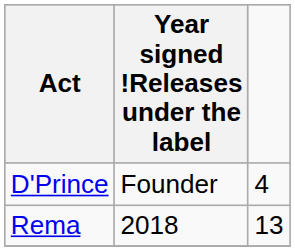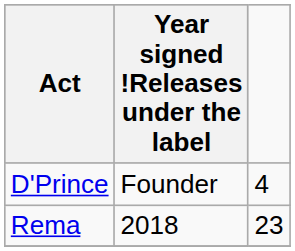(269, 225) 13 -> (269, 225) 23
